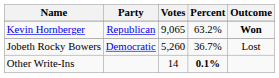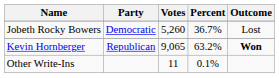rows swapped: (46, 30) <-> (54, 47)
(173, 64) 14 -> (173, 64) 11
(208, 64) bold -> (208, 64) normal
